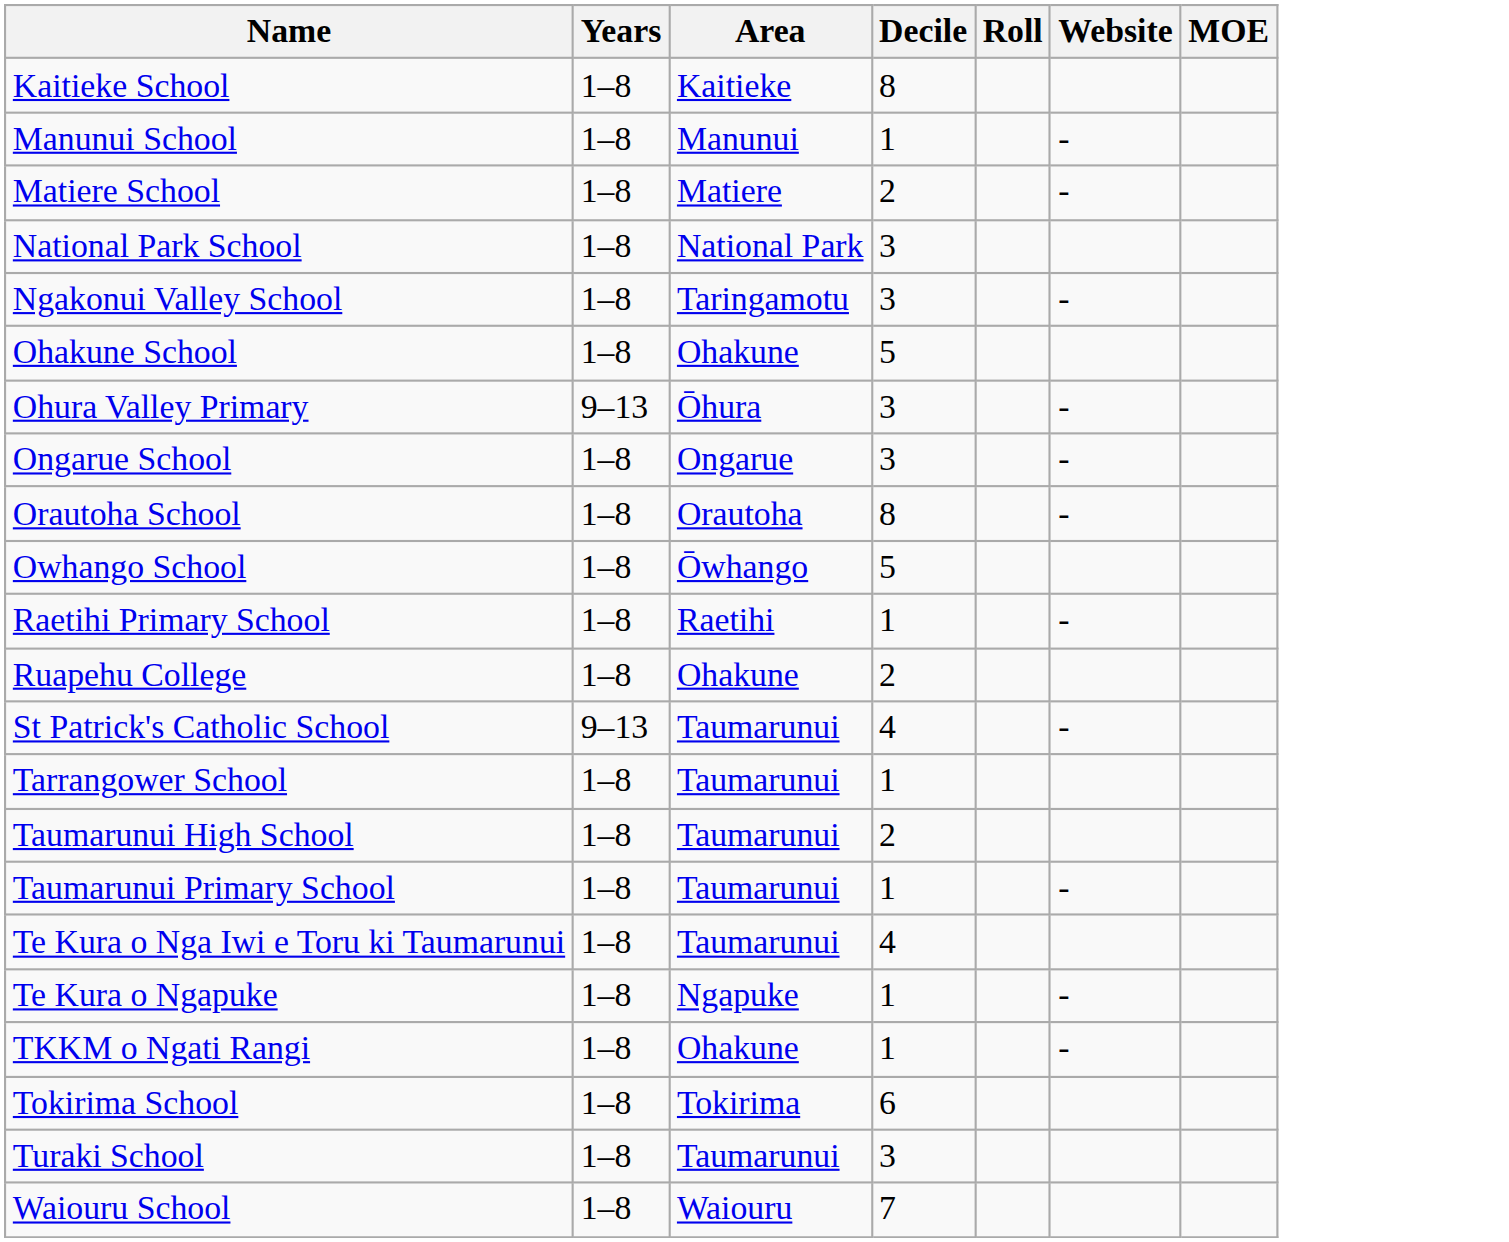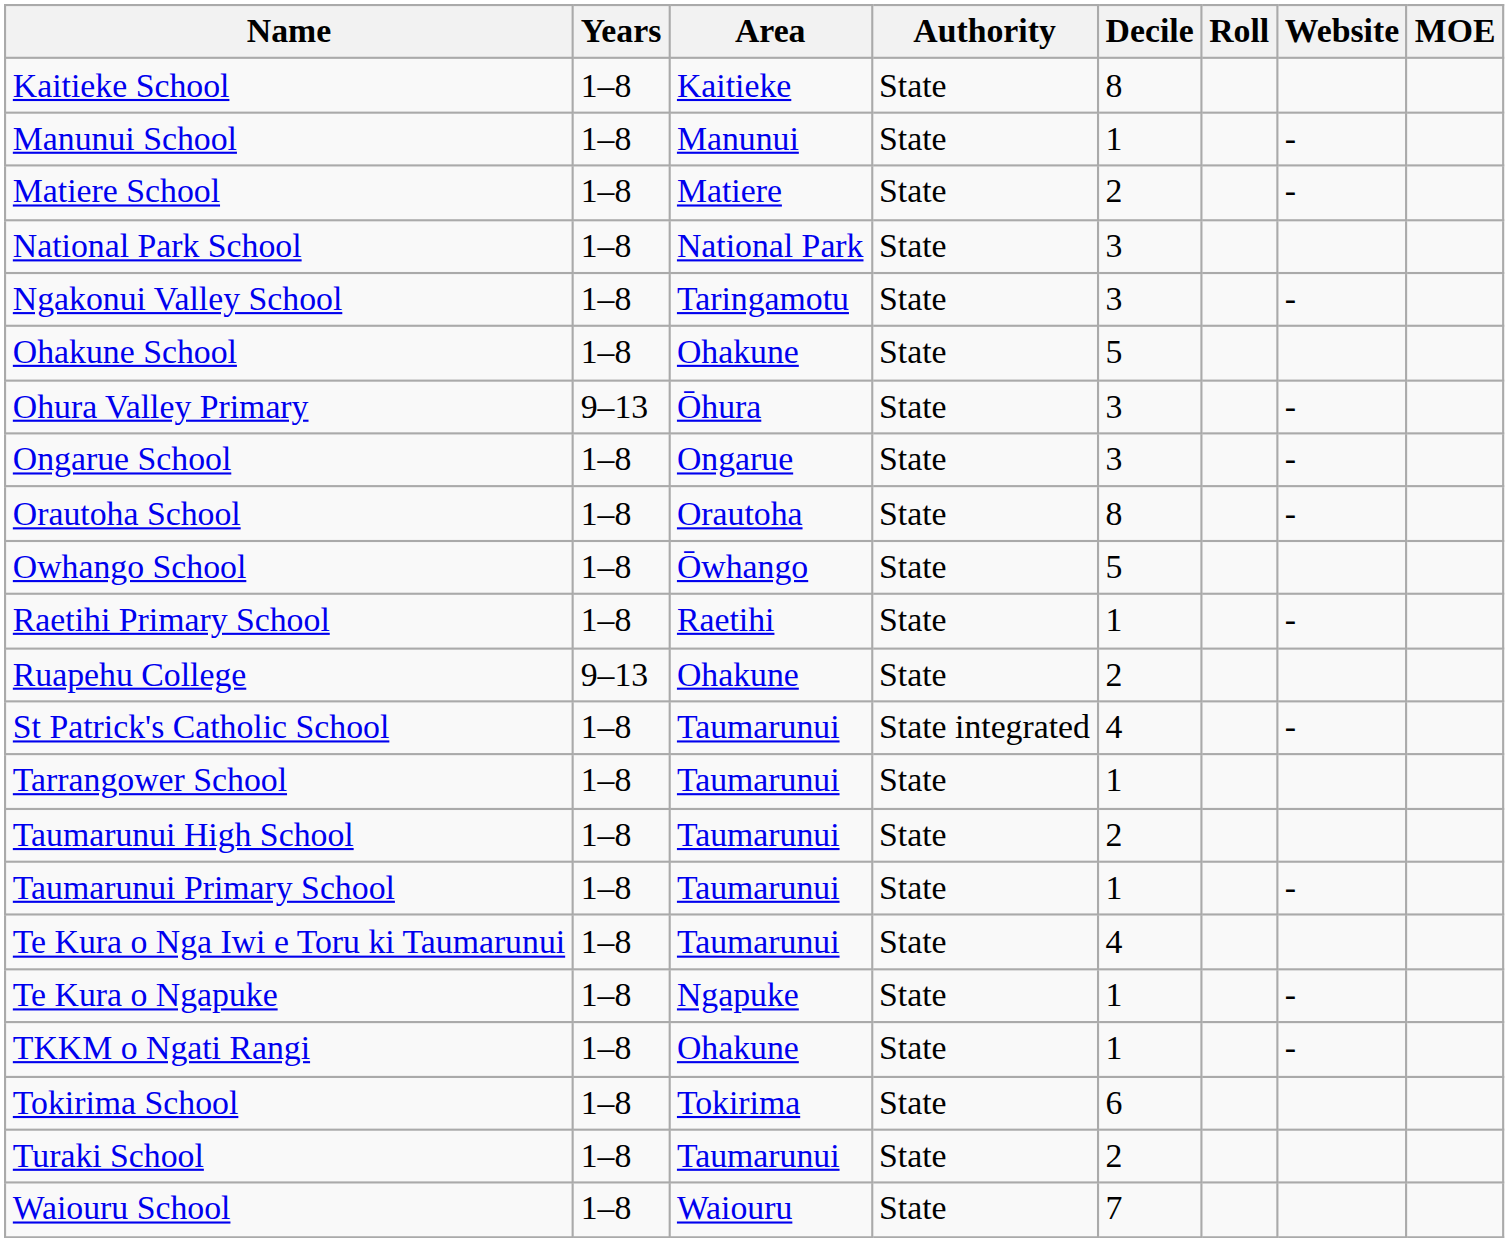+ column: (985, 31)
(606, 673) 1–8 -> (614, 673) 9–13
(614, 727) 9–13 -> (606, 727) 1–8
(887, 1155) 3 -> (1114, 1155) 2
